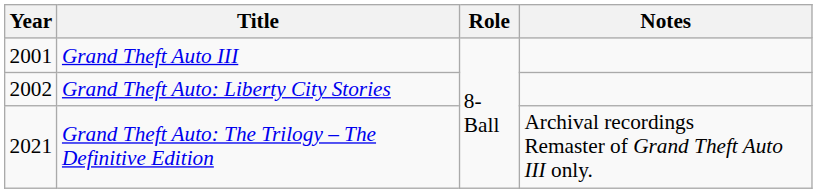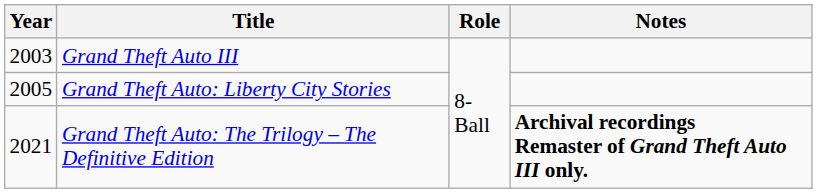(31, 55) 2001 -> (31, 55) 2003
(31, 88) 2002 -> (31, 88) 2005
(654, 146) normal -> (651, 146) bold
